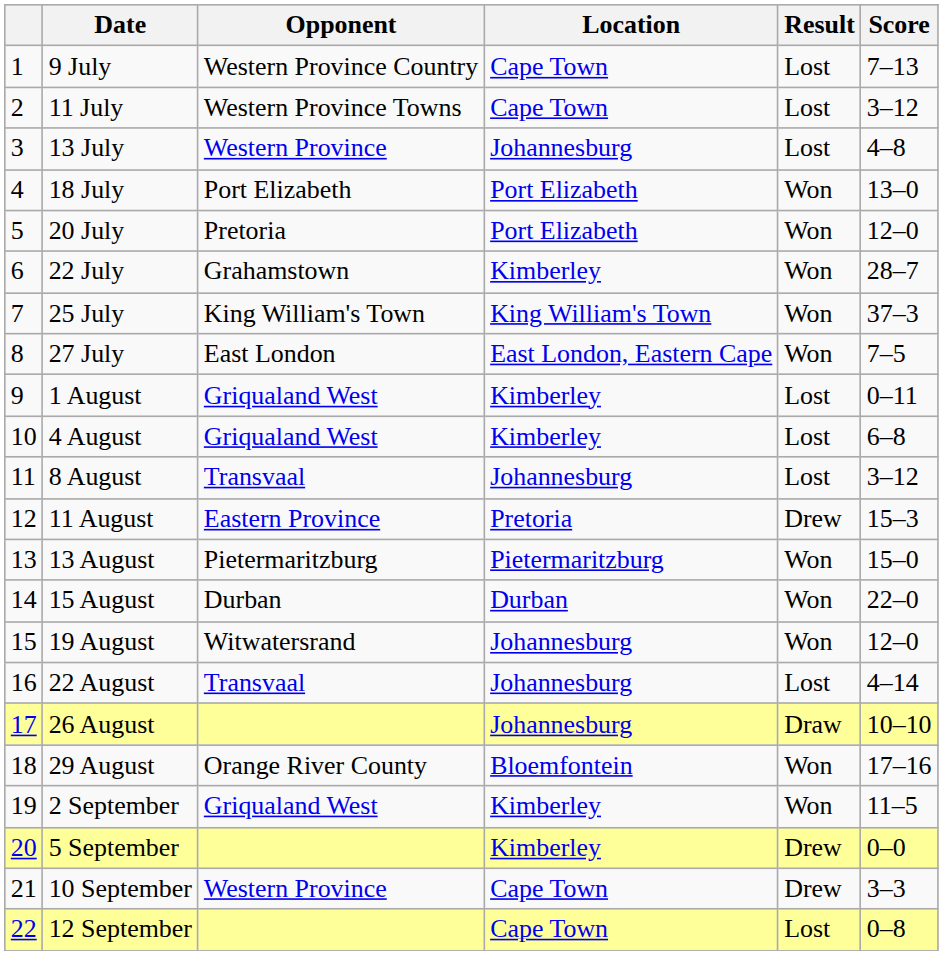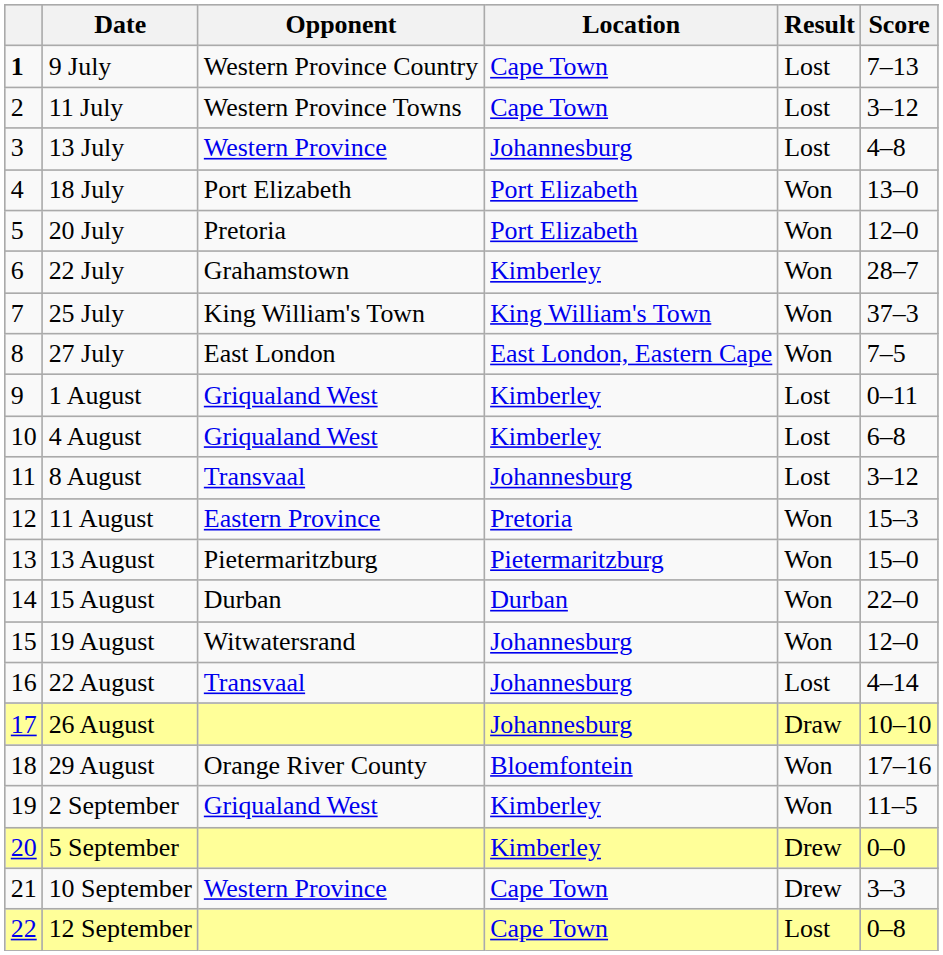(17, 66) normal -> (17, 66) bold
(813, 518) Drew -> (808, 518) Won
